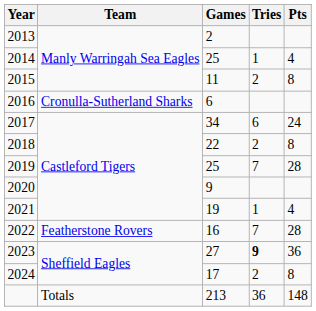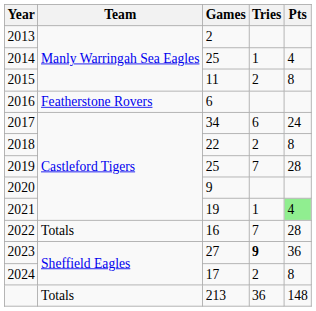(117, 101) Cronulla-Sutherland Sharks -> (97, 101) Featherstone Rovers
(291, 209) no background -> (291, 209) lightgreen background
(97, 230) Featherstone Rovers -> (58, 230) Totals
